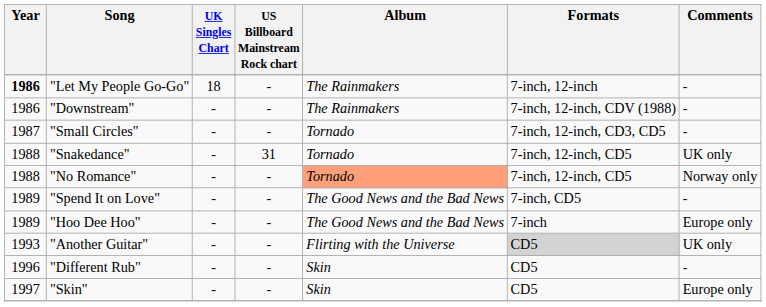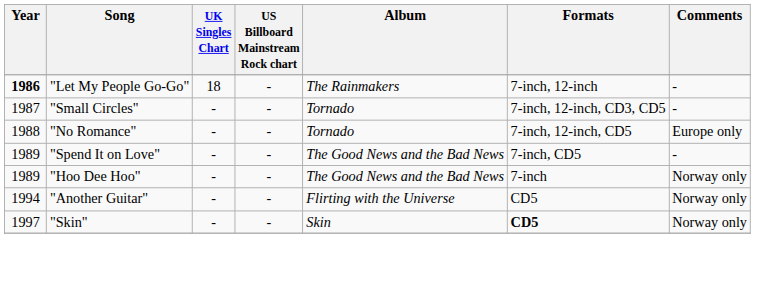- row: (92, 109)
- row: (90, 154)
(330, 176) lightsalmon background -> (330, 131) no background
(720, 176) Norway only -> (707, 131) Europe only
(718, 221) Europe only -> (710, 176) Norway only
(26, 244) 1993 -> (26, 199) 1994
(524, 244) lightgrey background -> (524, 199) no background
(707, 244) UK only -> (710, 199) Norway only
- row: (95, 267)
(524, 289) normal -> (524, 221) bold
(718, 289) Europe only -> (710, 221) Norway only
